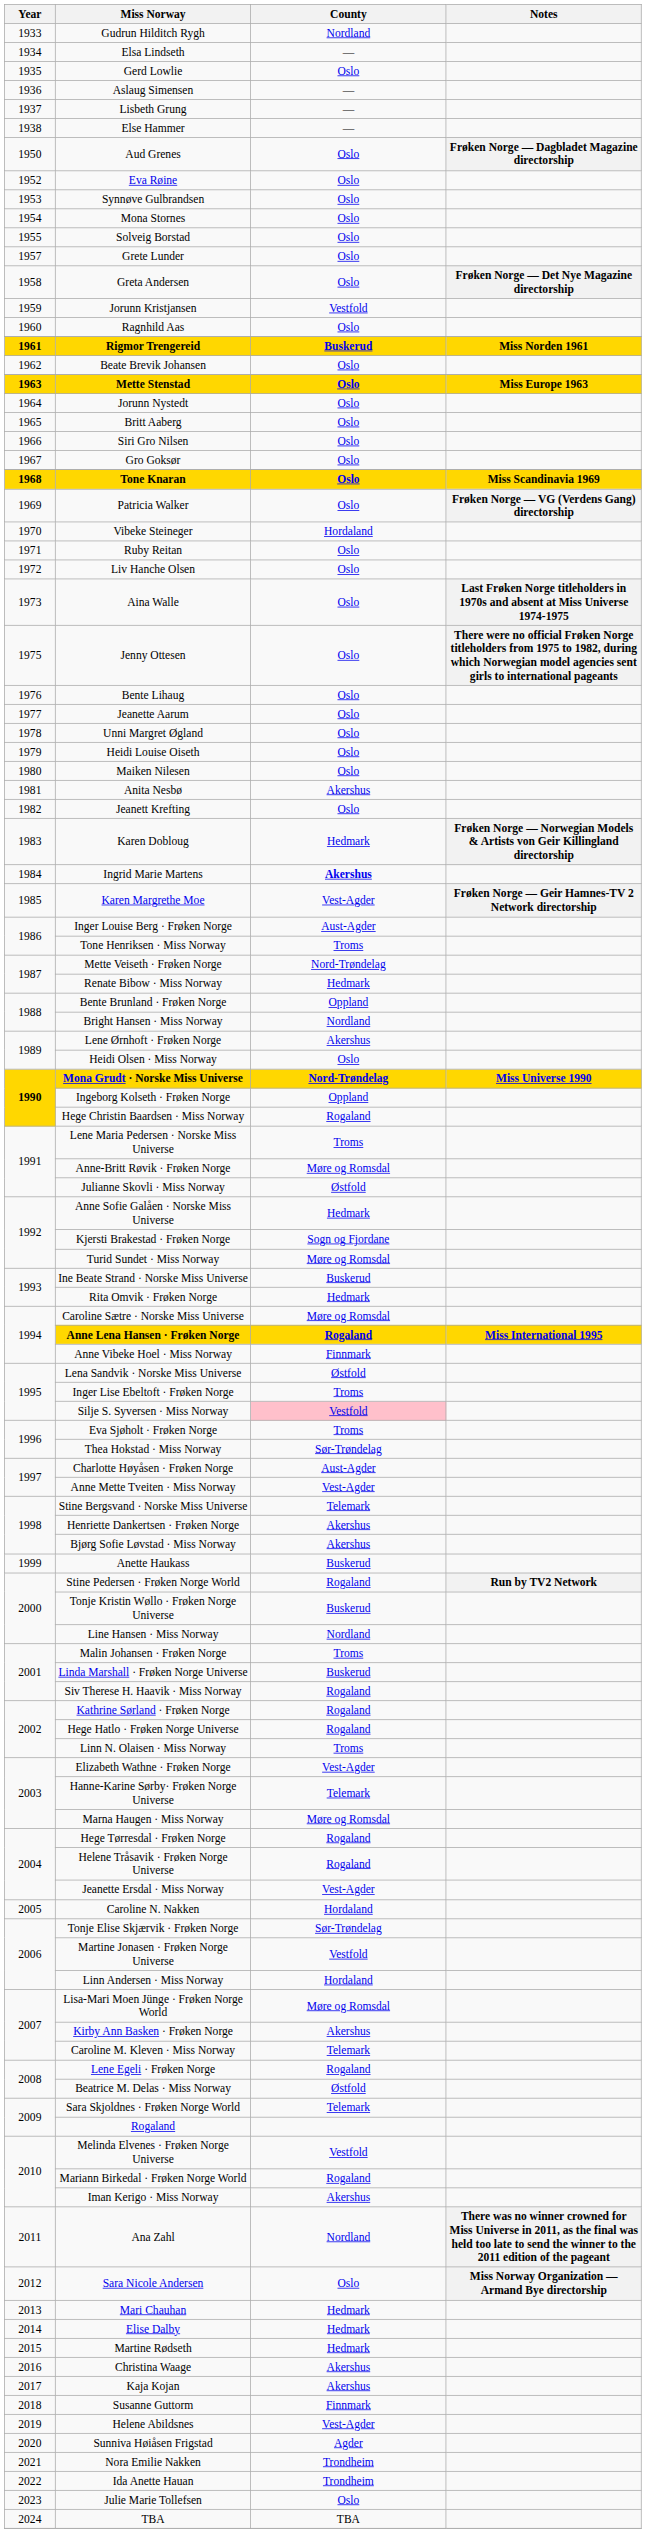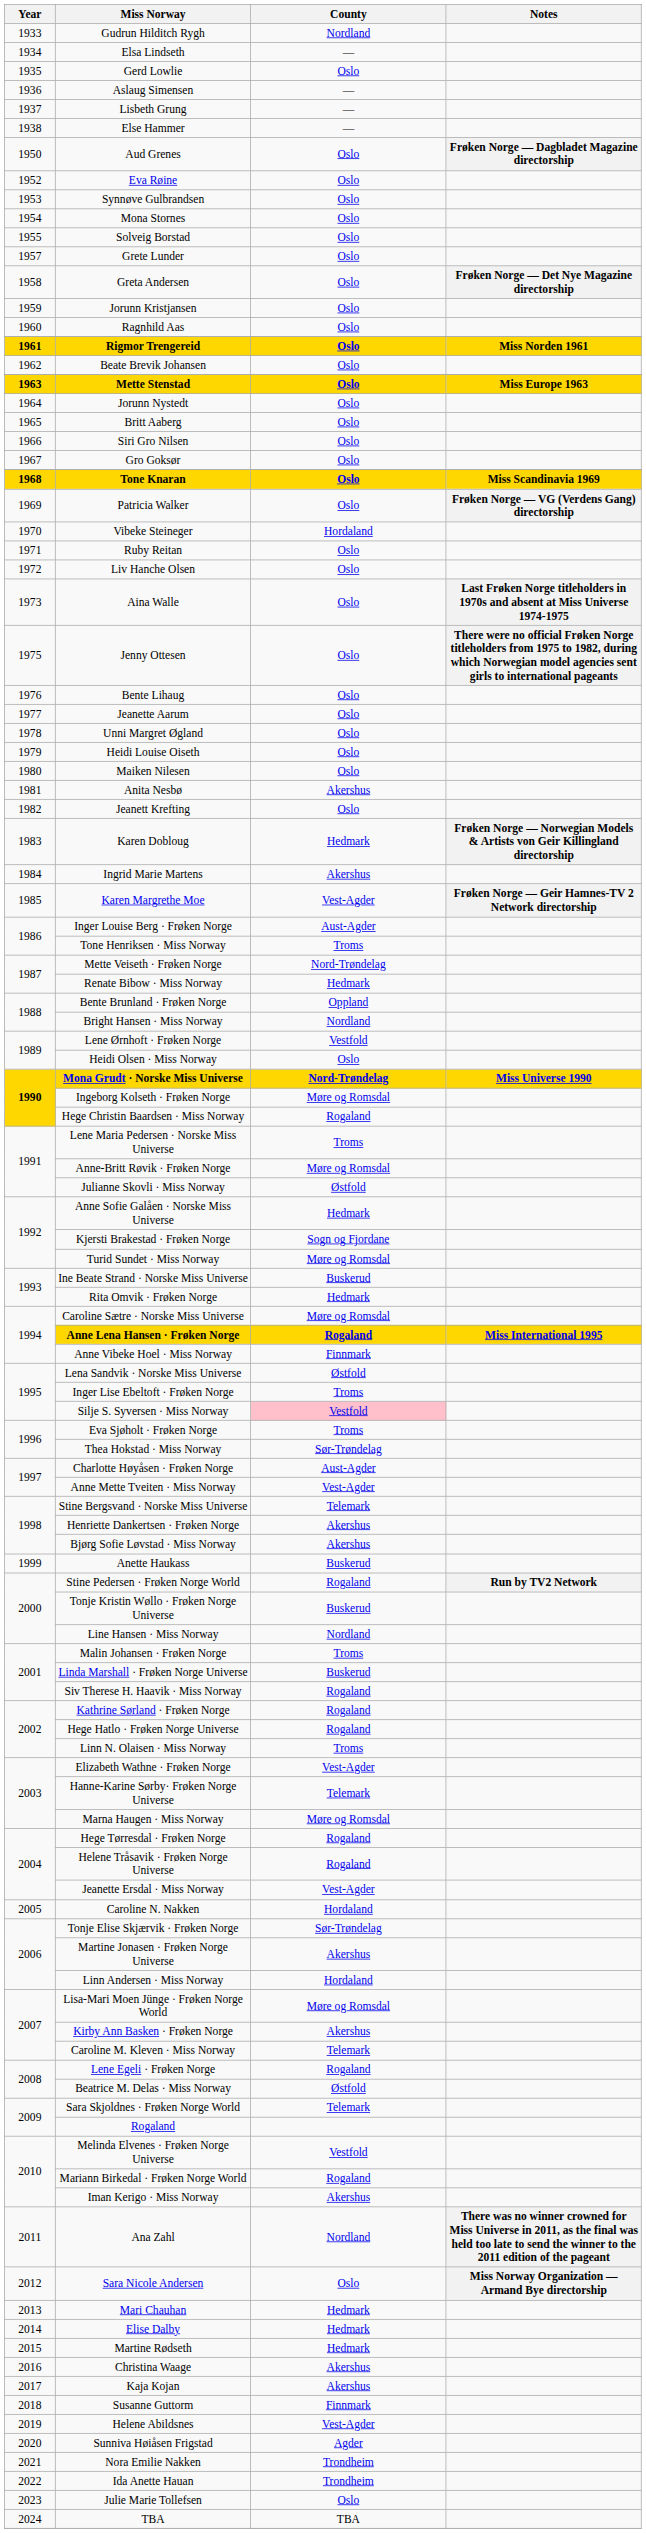(348, 308) Vestfold -> (348, 308) Oslo
(348, 346) Buskerud -> (348, 346) Oslo
(348, 874) bold -> (348, 874) normal
(348, 1040) Akershus -> (348, 1040) Vestfold
(348, 1098) Oppland -> (348, 1098) Møre og Romsdal
(348, 1954) Vestfold -> (348, 1954) Akershus
